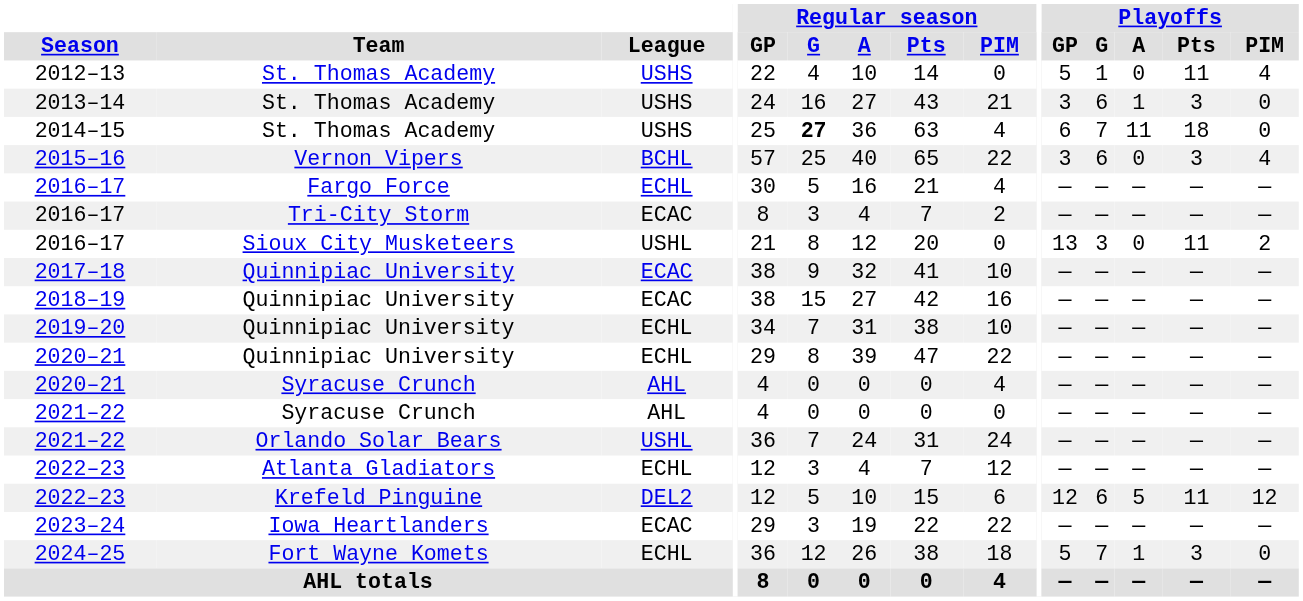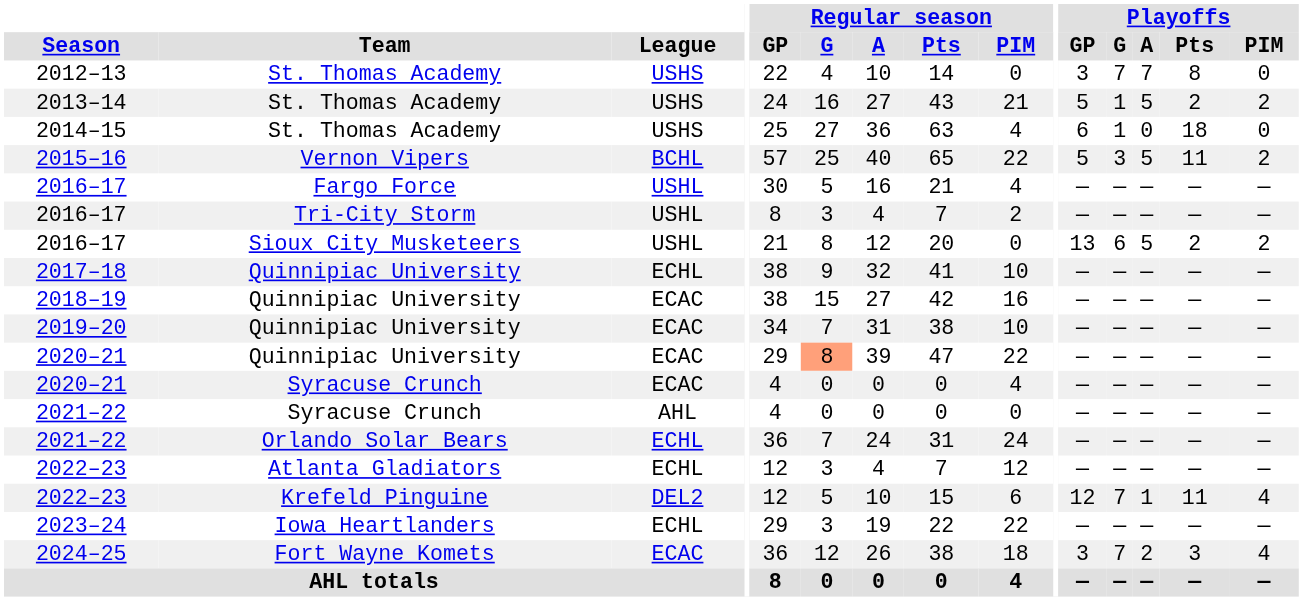(1065, 75) 5 -> (1082, 75) 3
(1102, 75) 1 -> (1120, 75) 7
(1139, 75) 0 -> (1147, 75) 7
(1196, 75) 11 -> (1195, 75) 8
(1265, 75) 4 -> (1264, 75) 0
(1065, 103) 3 -> (1082, 103) 5
(1102, 103) 6 -> (1120, 103) 1
(1139, 103) 1 -> (1147, 103) 5
(1196, 103) 3 -> (1195, 103) 2
(1265, 103) 0 -> (1264, 103) 2
(814, 131) bold -> (827, 131) normal
(1102, 131) 7 -> (1120, 131) 1
(1139, 131) 11 -> (1147, 131) 0
(1065, 159) 3 -> (1082, 159) 5
(1102, 159) 6 -> (1120, 159) 3
(1139, 159) 0 -> (1147, 159) 5
(1196, 159) 3 -> (1195, 159) 11
(1265, 159) 4 -> (1264, 159) 2
(667, 187) ECHL -> (678, 187) USHL
(667, 216) ECAC -> (678, 216) USHL
(1102, 244) 3 -> (1120, 244) 6
(1139, 244) 0 -> (1147, 244) 5
(1196, 244) 11 -> (1195, 244) 2
(667, 272) ECAC -> (678, 272) ECHL
(667, 329) ECHL -> (678, 329) ECAC
(667, 357) ECHL -> (678, 357) ECAC
(814, 357) no background -> (827, 357) lightsalmon background
(667, 385) AHL -> (678, 385) ECAC
(667, 441) USHL -> (678, 441) ECHL
(1102, 498) 6 -> (1120, 498) 7
(1139, 498) 5 -> (1147, 498) 1
(1265, 498) 12 -> (1264, 498) 4
(667, 526) ECAC -> (678, 526) ECHL
(667, 554) ECHL -> (678, 554) ECAC
(1065, 554) 5 -> (1082, 554) 3
(1139, 554) 1 -> (1147, 554) 2
(1265, 554) 0 -> (1264, 554) 4
